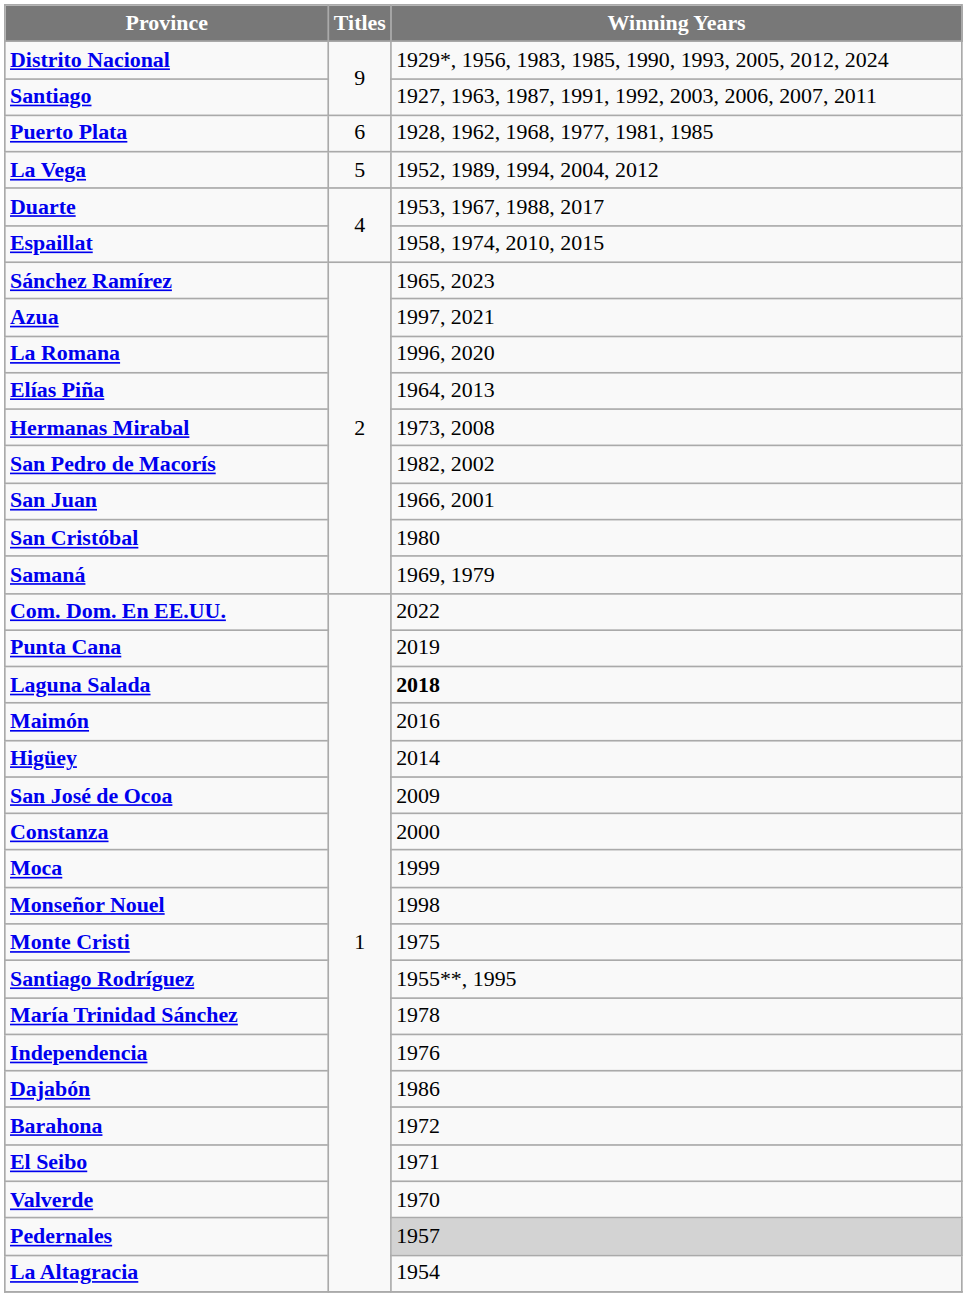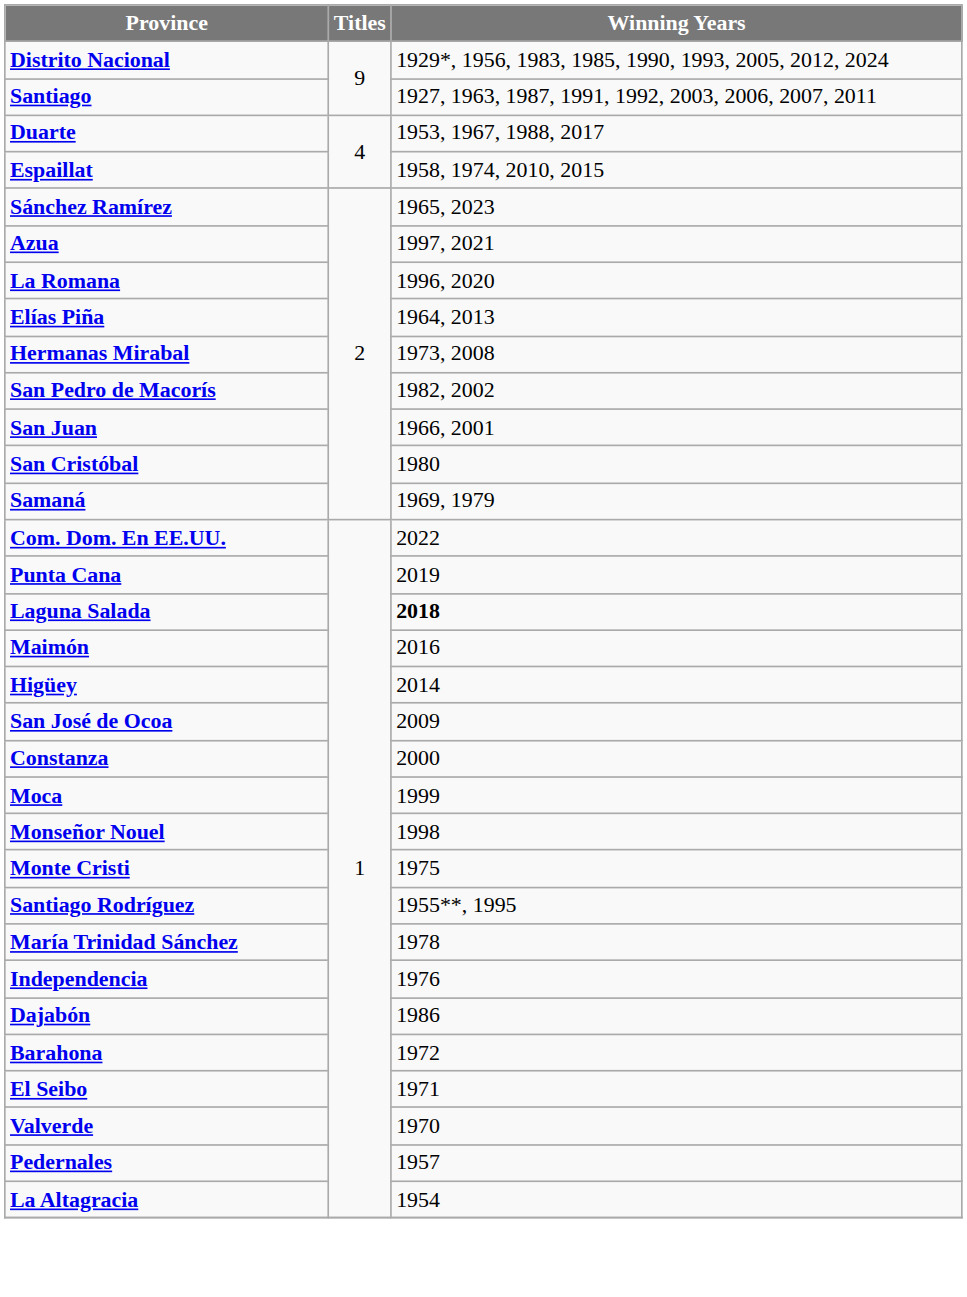- row: (69, 133)
- row: (48, 170)
(418, 1236) lightgrey background -> (418, 1162) no background
